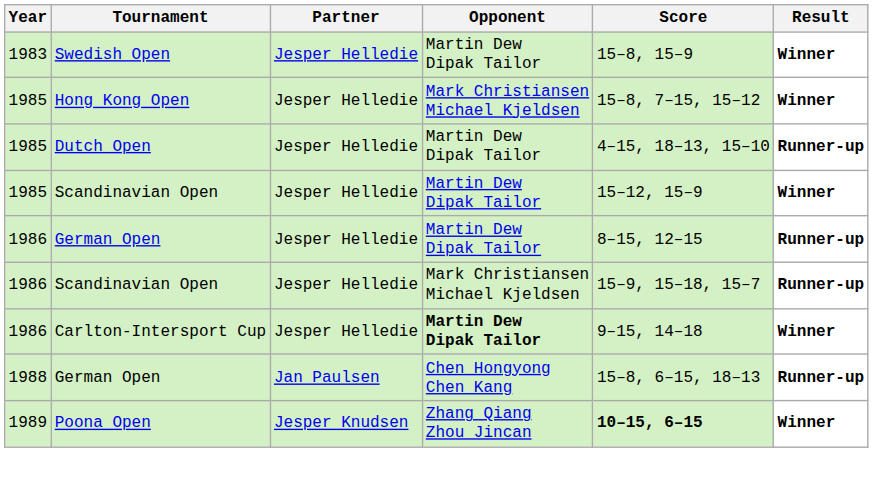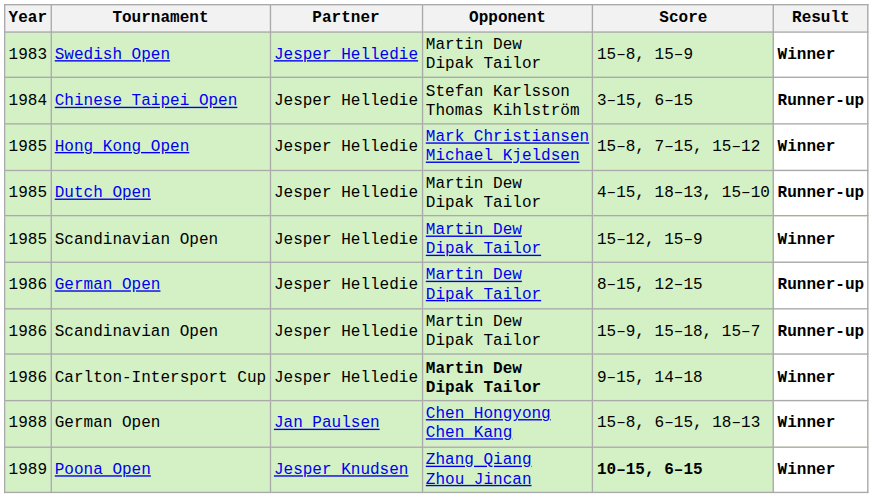+ row: (28, 100)
(507, 285) Mark Christiansen Michael Kjeldsen -> (483, 331) Martin Dew Dipak Tailor
(821, 377) Runner-up -> (806, 423) Winner
